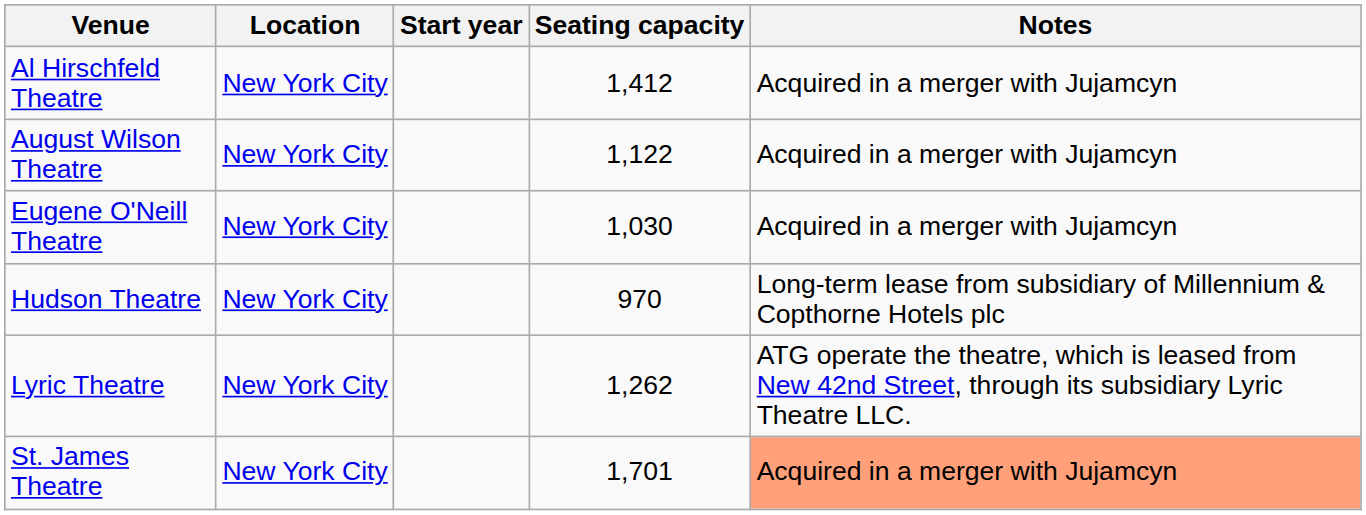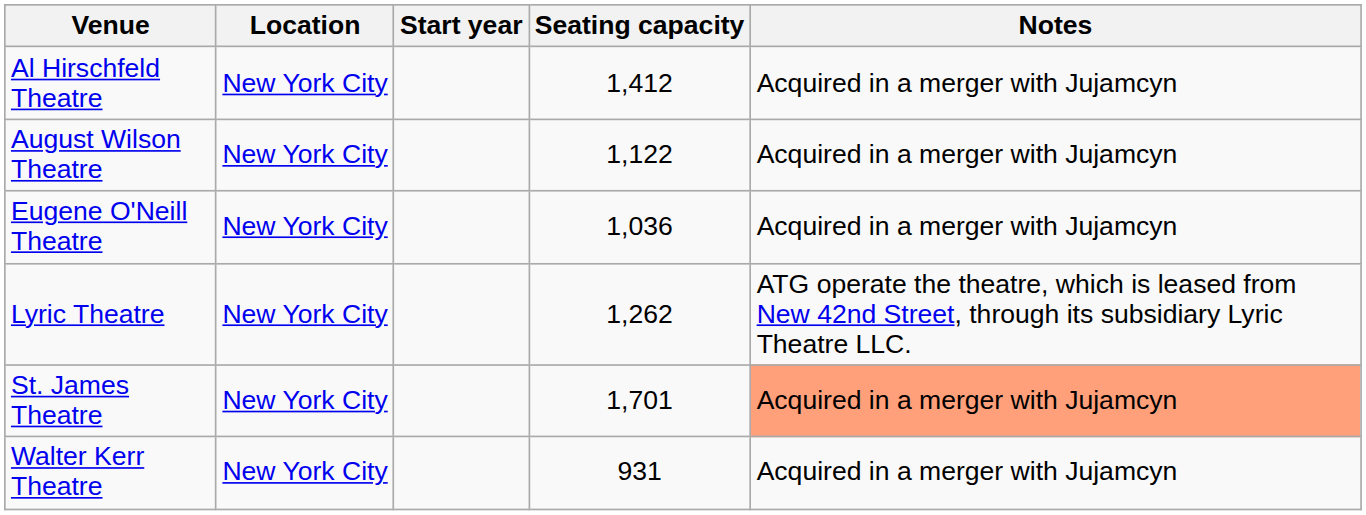(640, 226) 1,030 -> (640, 226) 1,036
- row: (106, 298)
+ row: (78, 472)
